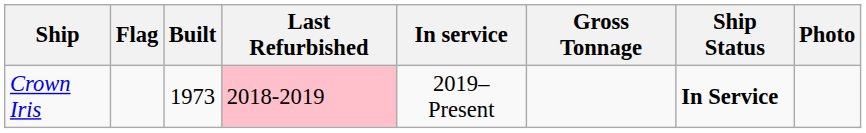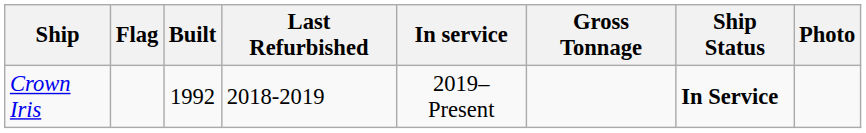(192, 96) 1973 -> (192, 96) 1992
(276, 96) pink background -> (276, 96) no background
